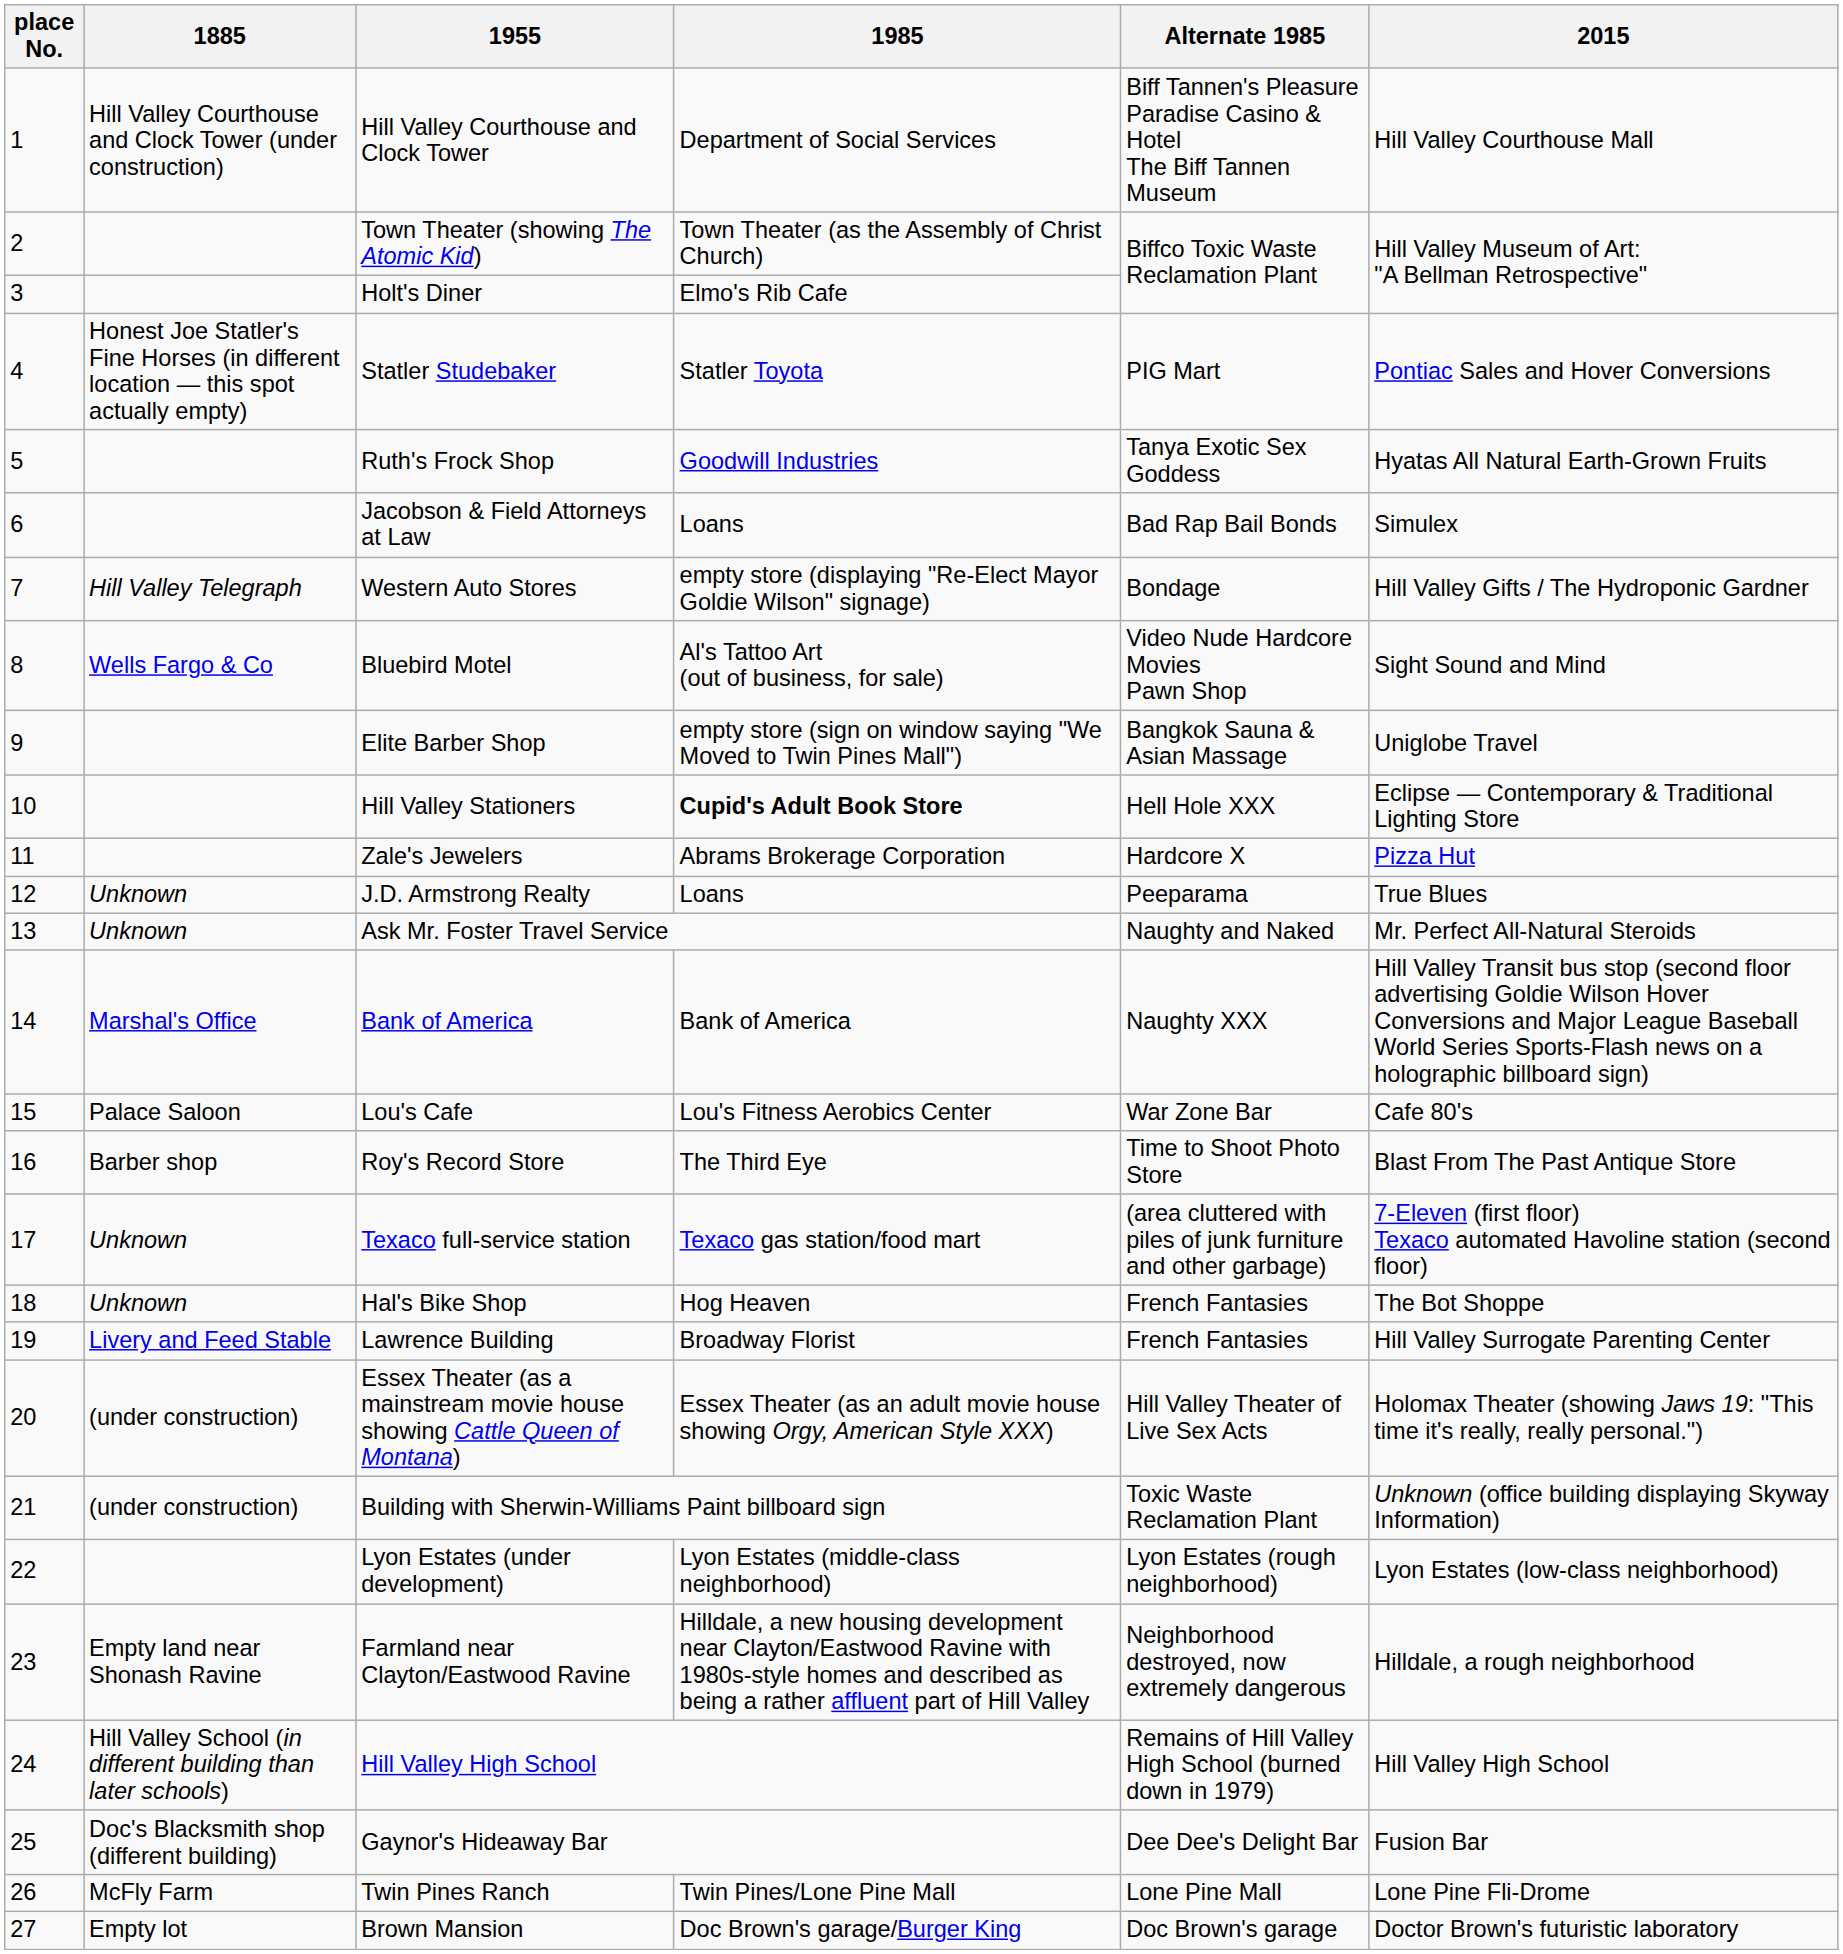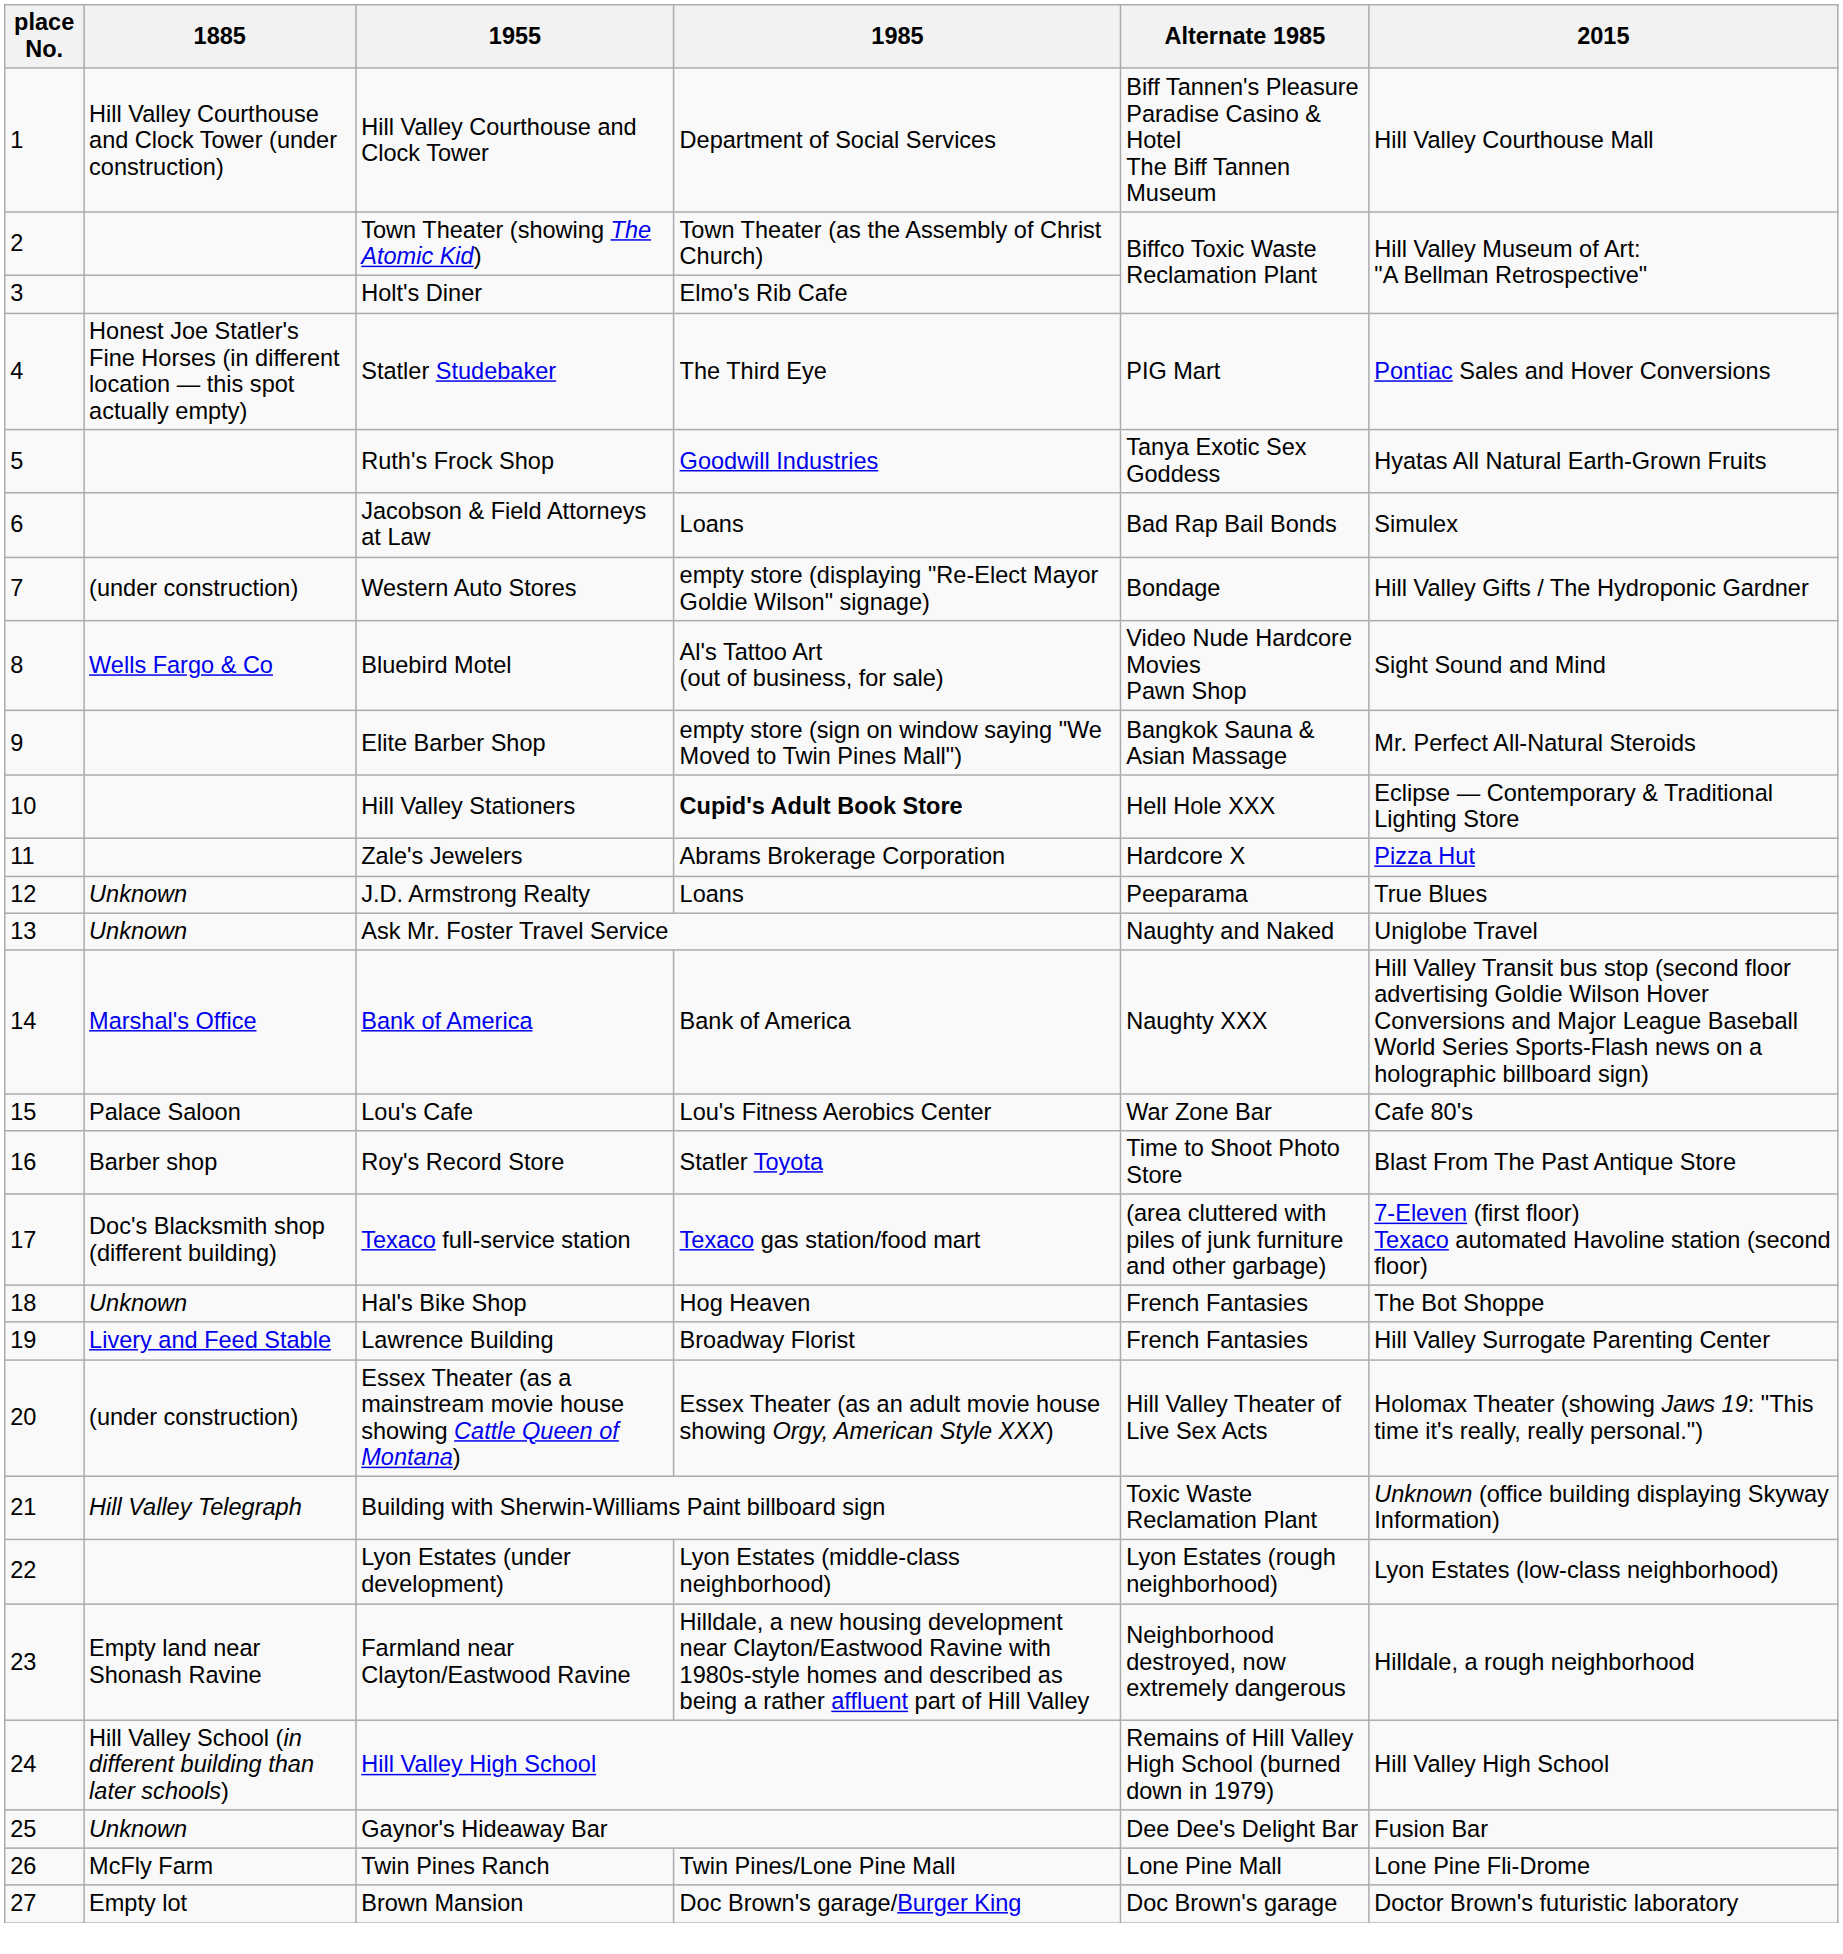(751, 370) Statler Toyota -> (753, 370) The Third Eye
(195, 588) Hill Valley Telegraph -> (194, 588) (under construction)
(1456, 742) Uniglobe Travel -> (1535, 742) Mr. Perfect All-Natural Steroids
(1535, 931) Mr. Perfect All-Natural Steroids -> (1456, 931) Uniglobe Travel
(753, 1162) The Third Eye -> (751, 1162) Statler Toyota
(138, 1239) Unknown -> (207, 1239) Doc's Blacksmith shop (different building)
(194, 1507) (under construction) -> (195, 1507) Hill Valley Telegraph
(207, 1842) Doc's Blacksmith shop (different building) -> (138, 1828) Unknown
